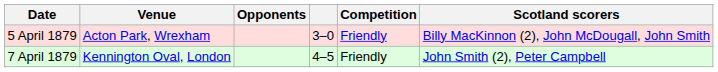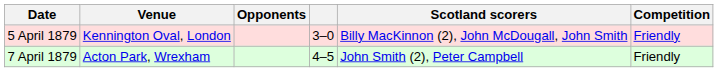columns swapped: (378, 14) <-> (566, 14)
(146, 35) Acton Park, Wrexham -> (157, 35) Kennington Oval, London
(157, 56) Kennington Oval, London -> (146, 56) Acton Park, Wrexham
